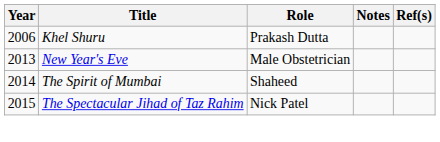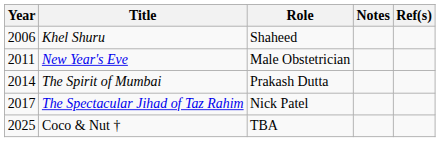(289, 37) Prakash Dutta -> (274, 37) Shaheed
(22, 59) 2013 -> (21, 59) 2011
(274, 81) Shaheed -> (289, 81) Prakash Dutta
(22, 103) 2015 -> (22, 103) 2017
+ row: (81, 125)
